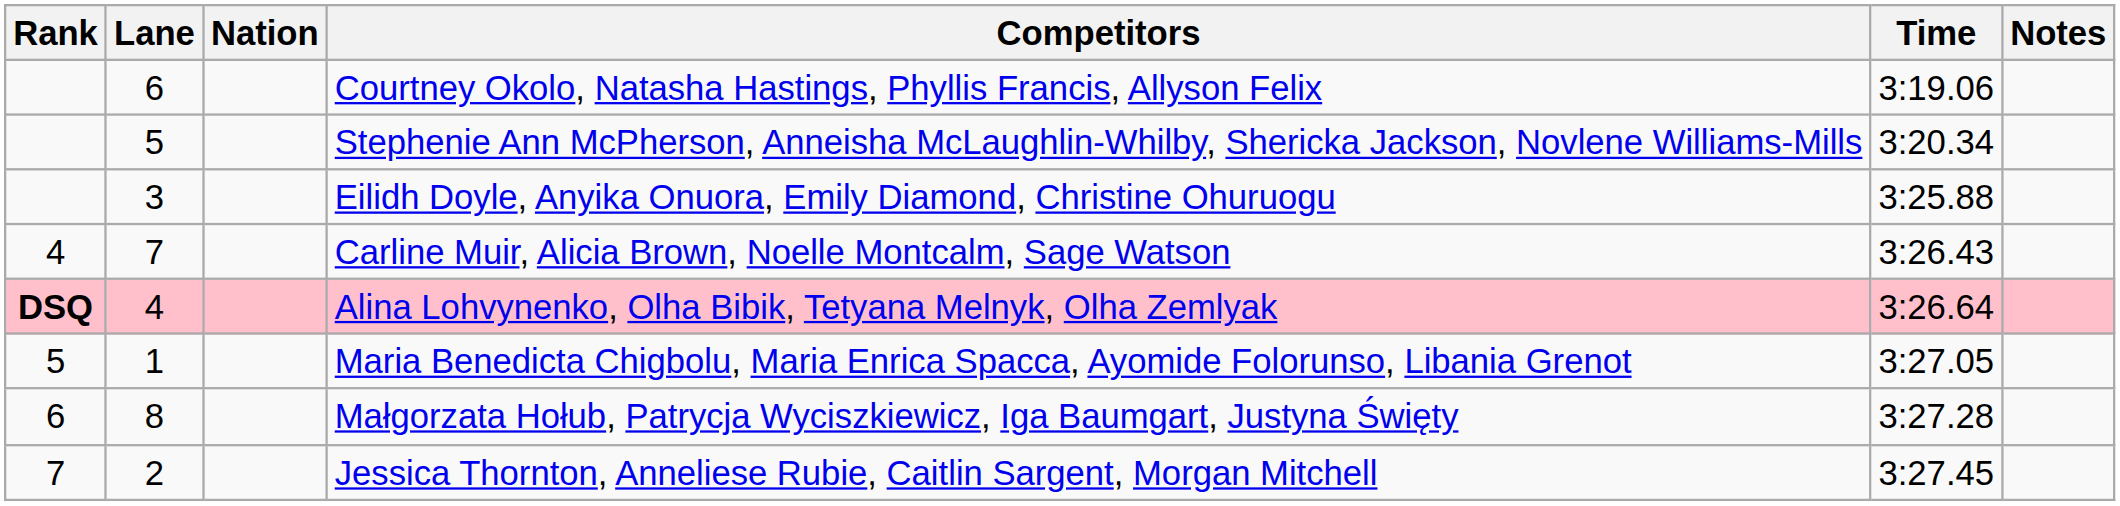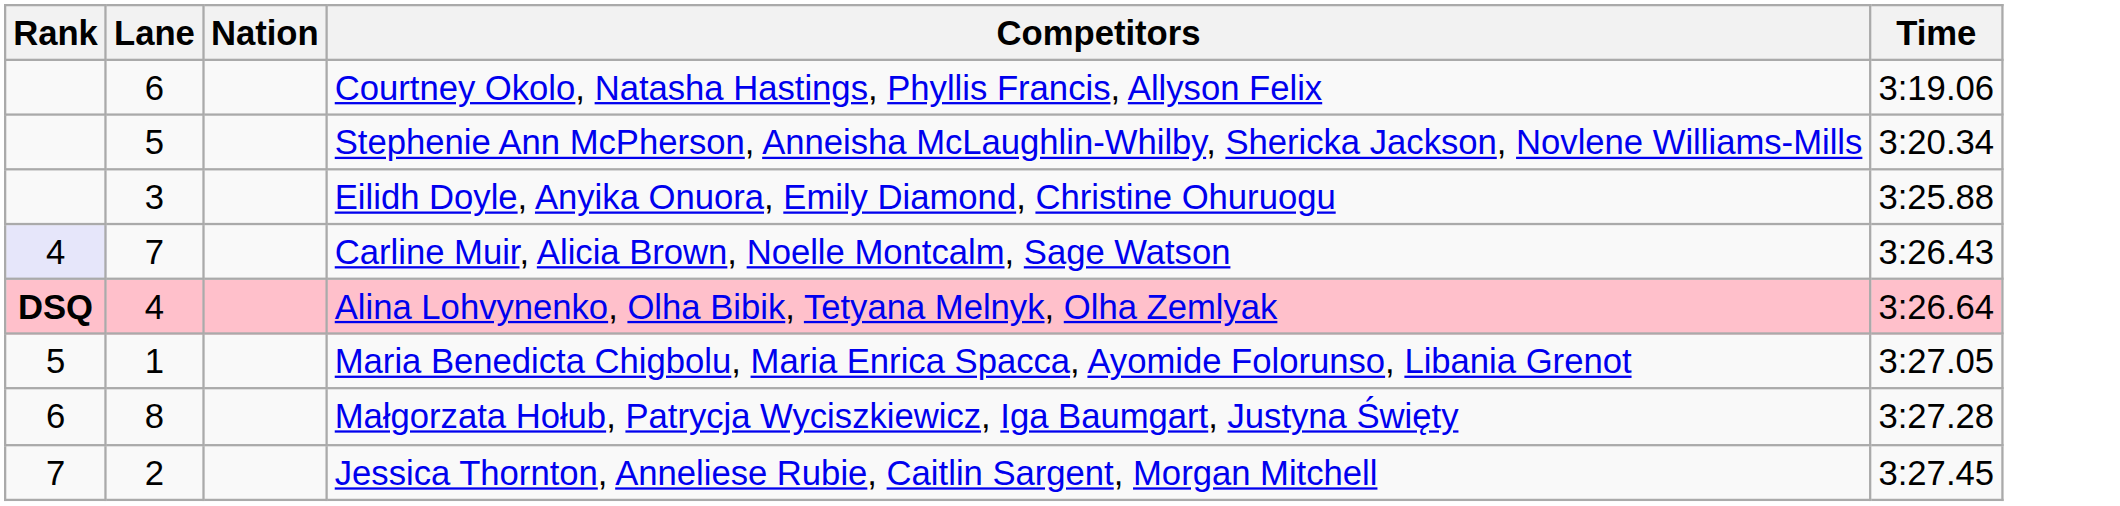- column: (2058, 33)
(56, 252) no background -> (56, 252) lavender background
